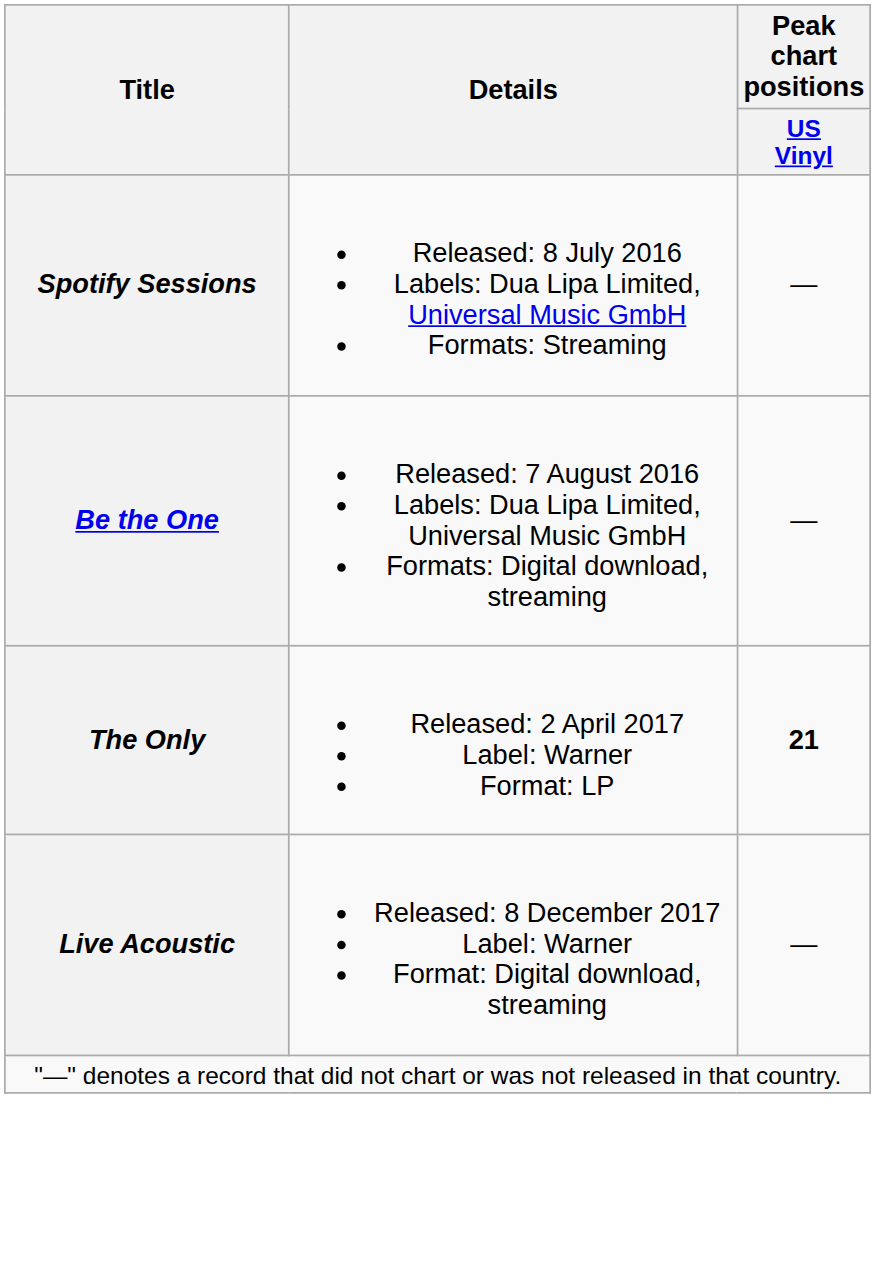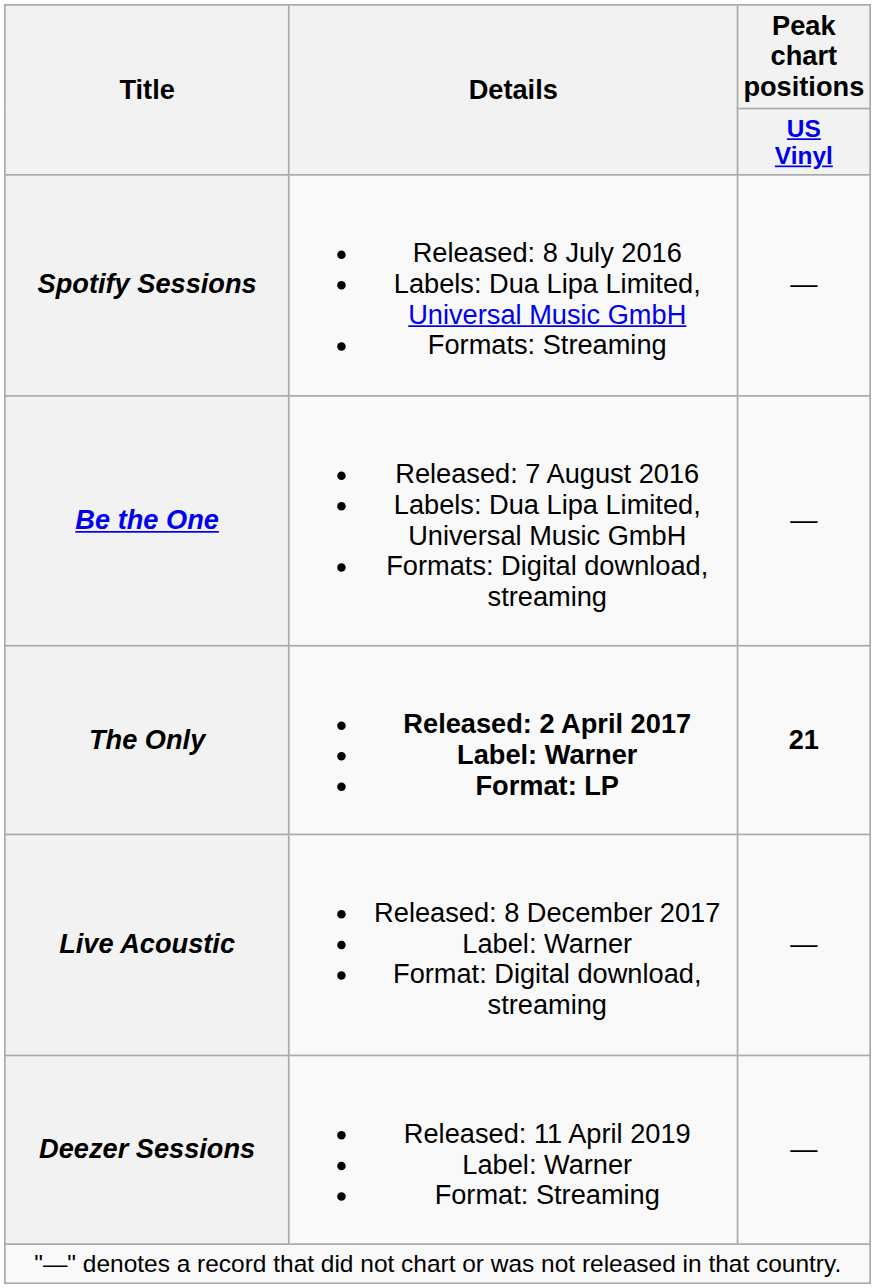(513, 756) normal -> (513, 756) bold
+ row: (147, 1149)
